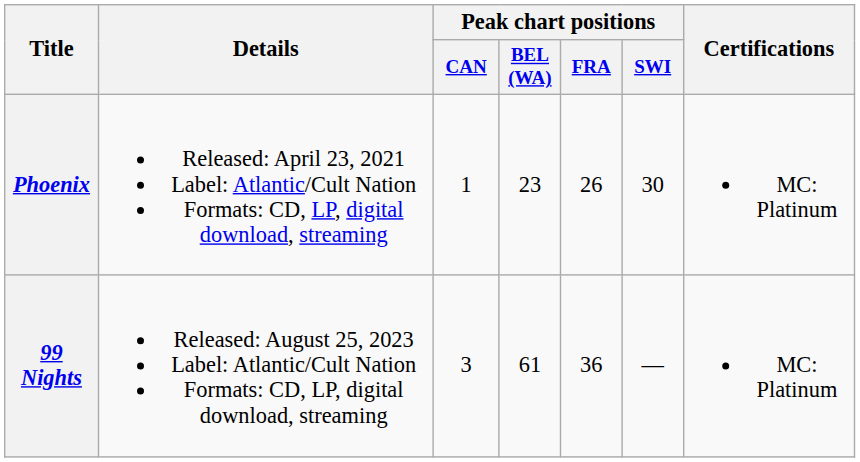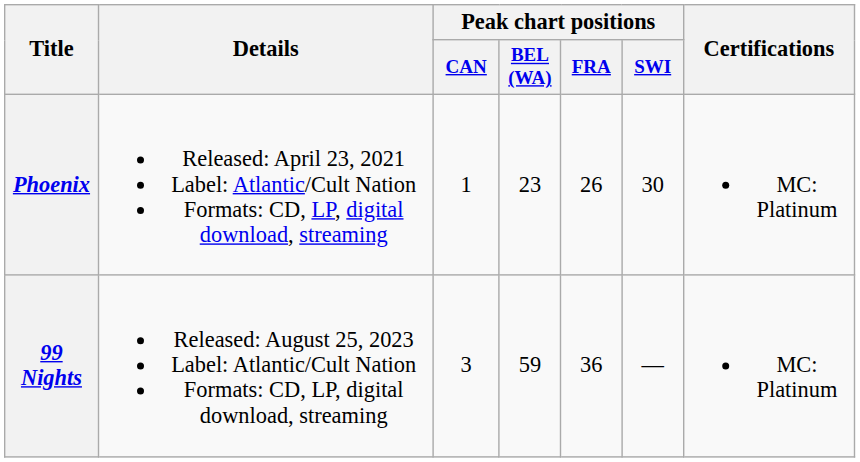(530, 365) 61 -> (530, 365) 59
